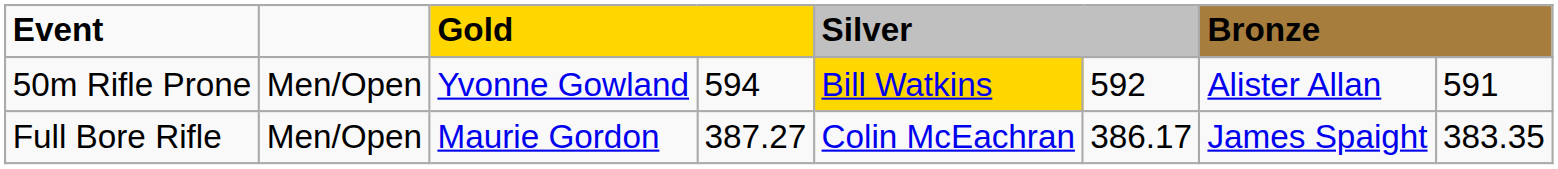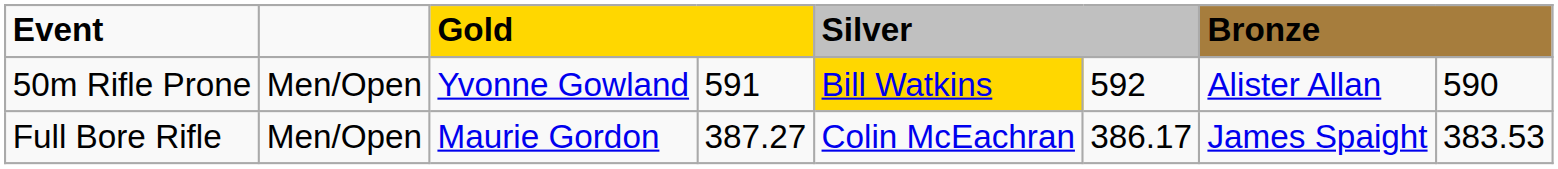(732, 83) 594 -> (732, 83) 591
(1471, 83) 591 -> (1471, 83) 590
(1494, 136) 383.35 -> (1494, 136) 383.53
